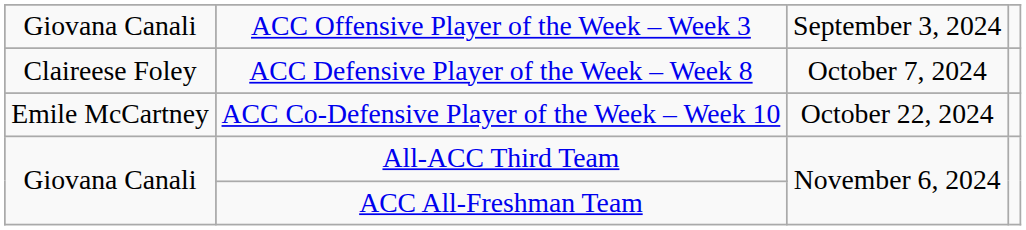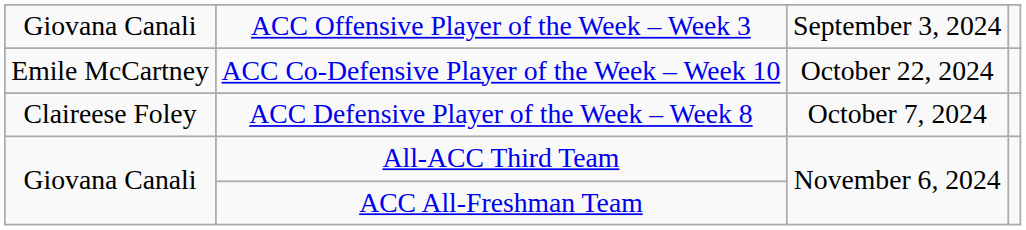rows swapped: (501, 70) <-> (501, 114)
